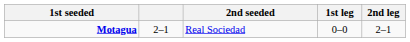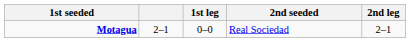columns swapped: (250, 12) <-> (340, 12)
